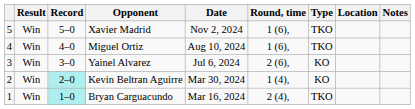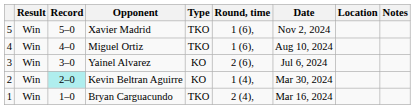columns swapped: (322, 12) <-> (216, 12)
(67, 96) paleturquoise background -> (67, 96) no background
